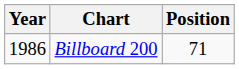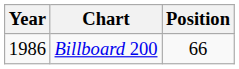(198, 48) 71 -> (198, 48) 66
